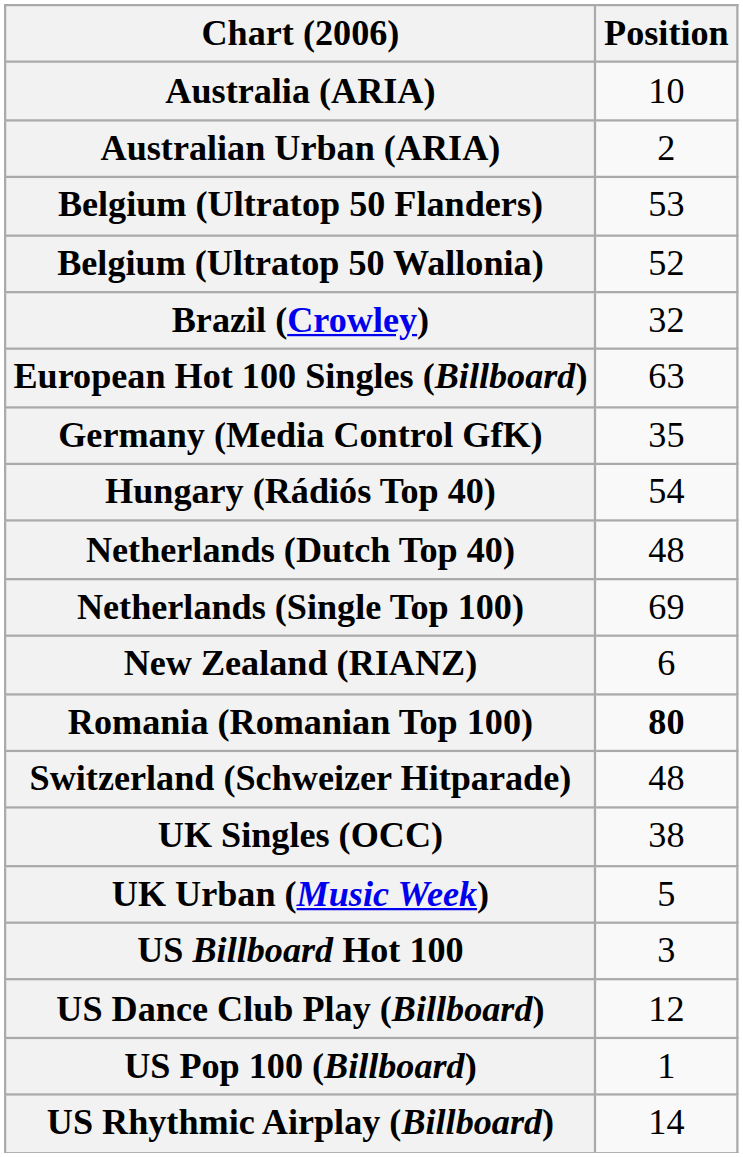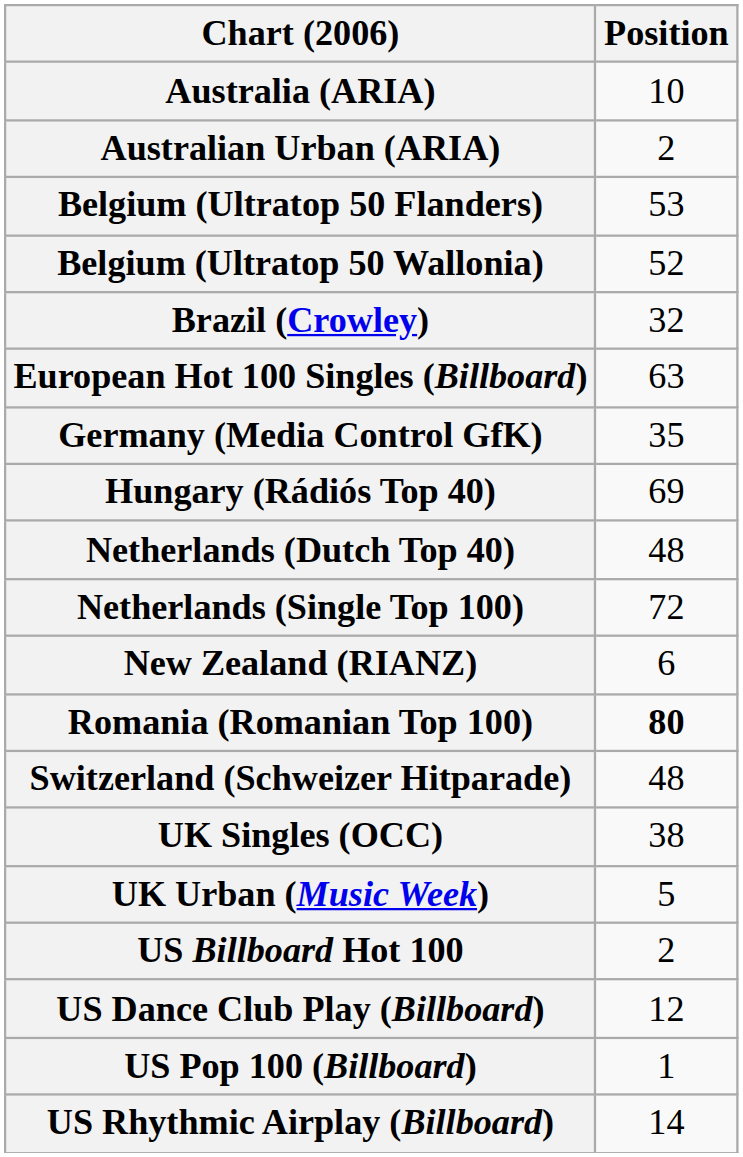(666, 491) 54 -> (666, 491) 69
(666, 606) 69 -> (666, 606) 72
(666, 950) 3 -> (666, 950) 2
